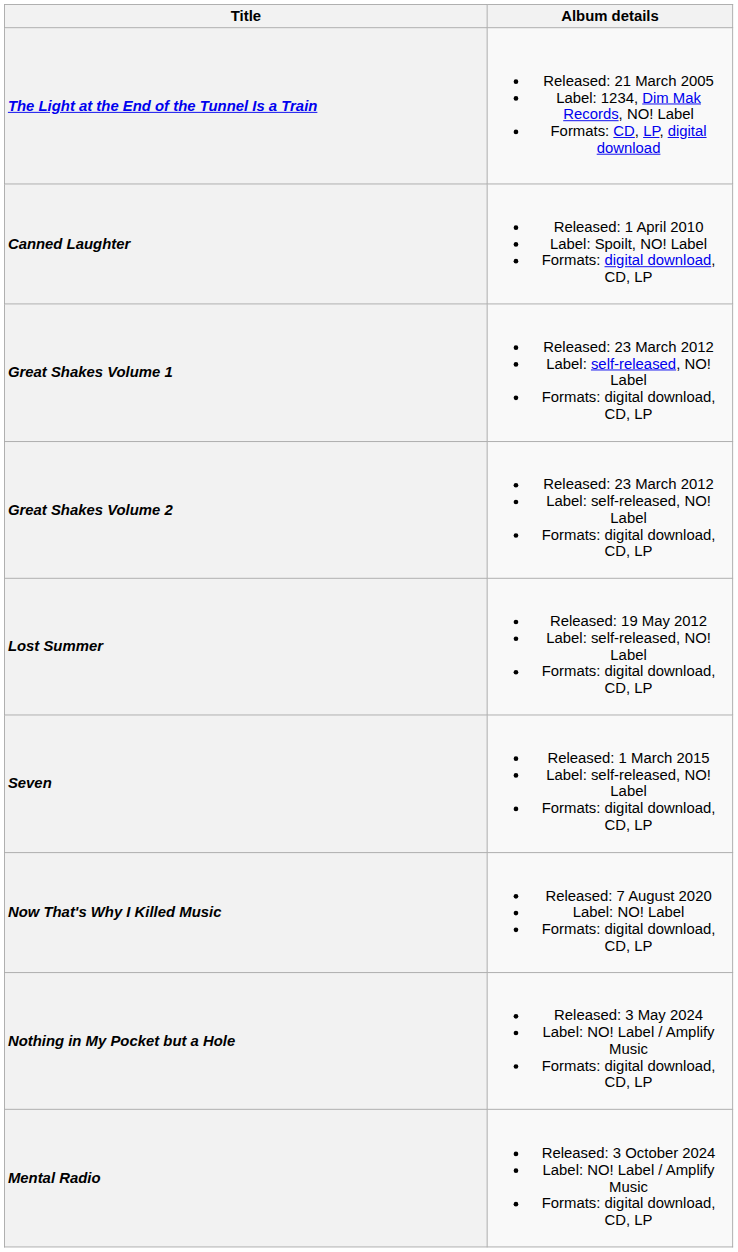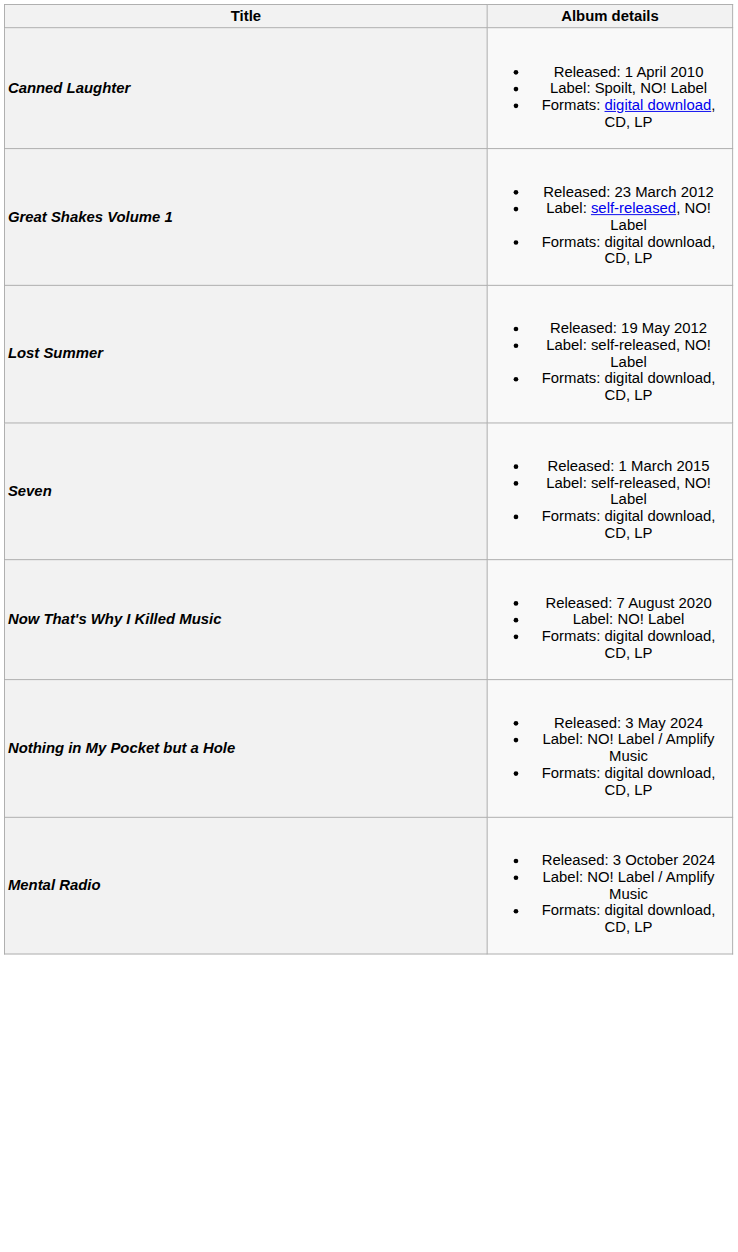- row: (163, 105)
- row: (90, 509)
